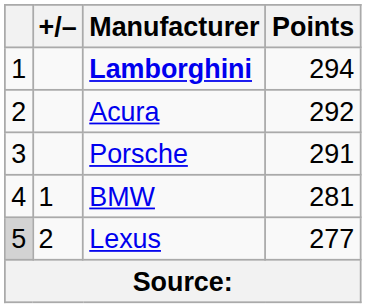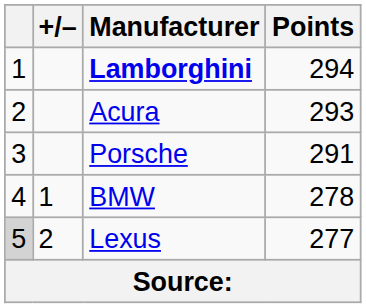(332, 112) 292 -> (332, 112) 293
(332, 197) 281 -> (332, 197) 278
